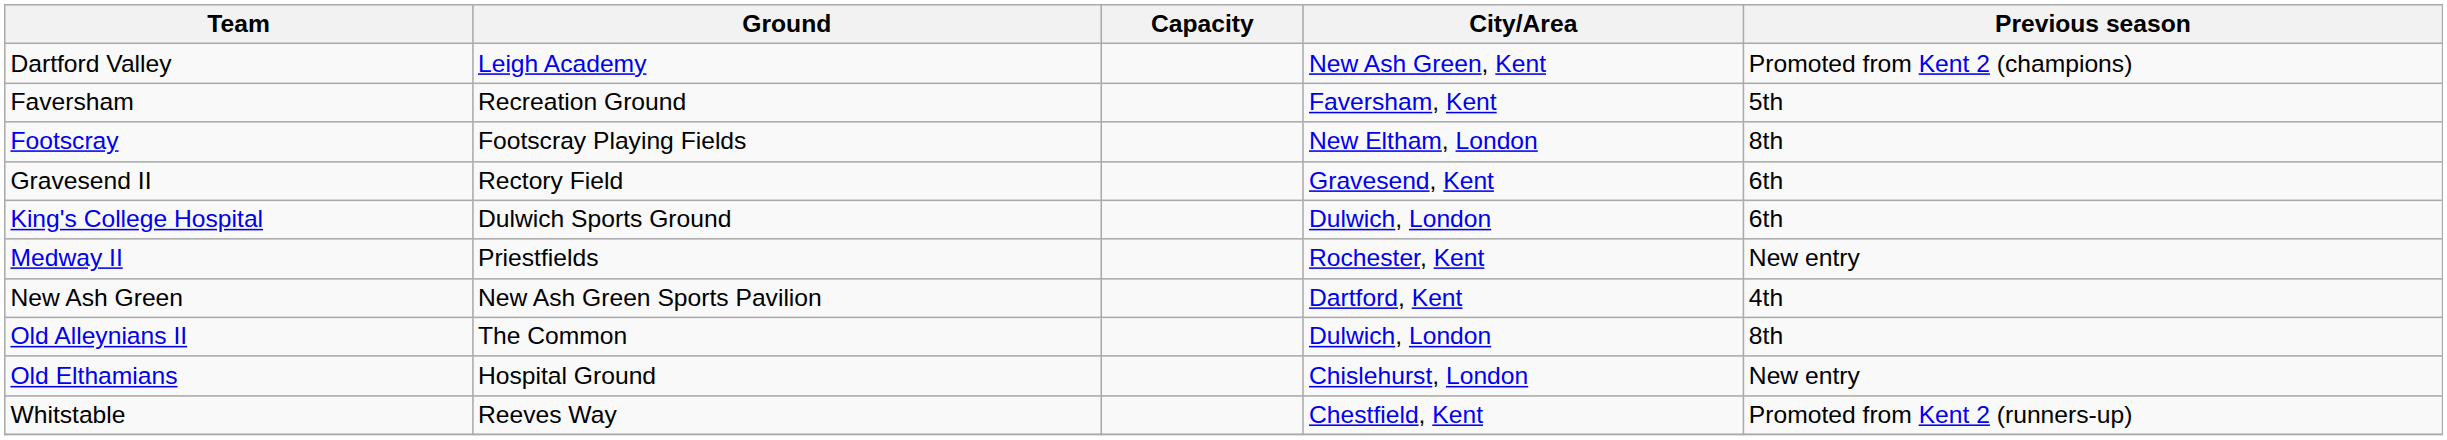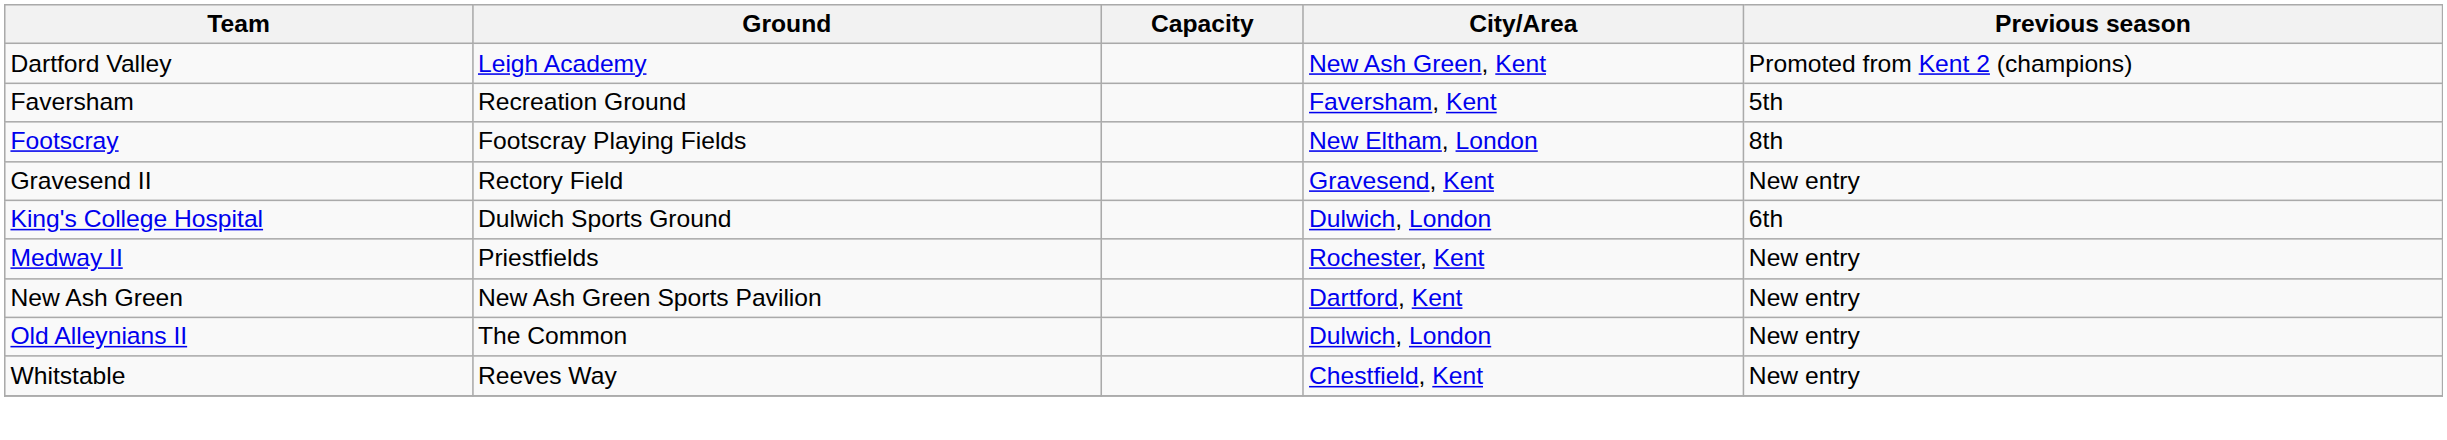(1766, 180) 6th -> (1804, 180) New entry
(1766, 297) 4th -> (1804, 297) New entry
(1766, 336) 8th -> (1804, 336) New entry
- row: (94, 375)
(1941, 414) Promoted from Kent 2 (runners-up) -> (1804, 375) New entry
